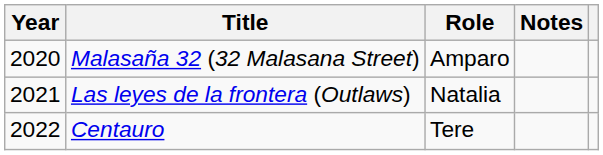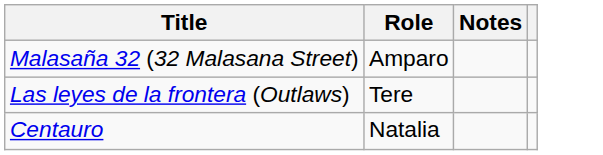- column: (35, 22)
(465, 94) Natalia -> (391, 94) Tere
(452, 130) Tere -> (404, 130) Natalia
